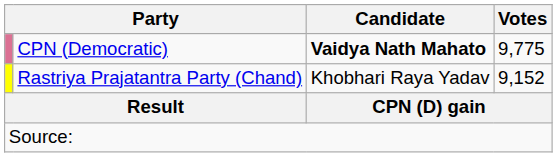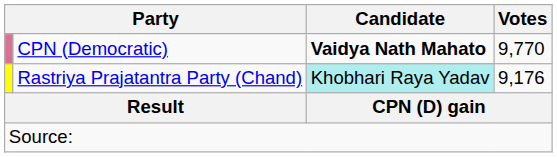(521, 48) 9,775 -> (521, 48) 9,770
(400, 78) no background -> (400, 78) paleturquoise background
(521, 78) 9,152 -> (521, 78) 9,176
